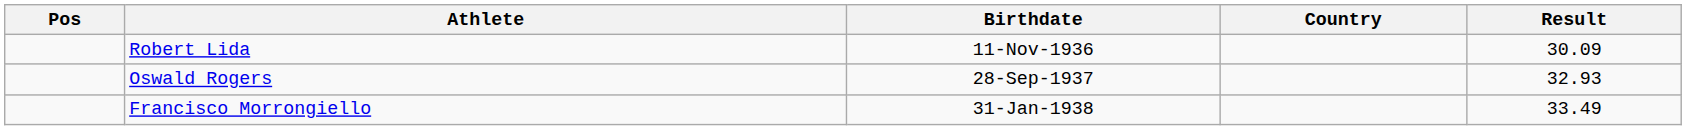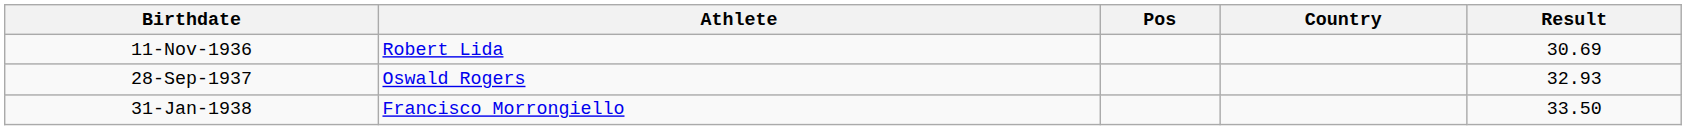columns swapped: (65, 20) <-> (1033, 20)
(1574, 50) 30.09 -> (1574, 50) 30.69
(1574, 109) 33.49 -> (1574, 109) 33.50
